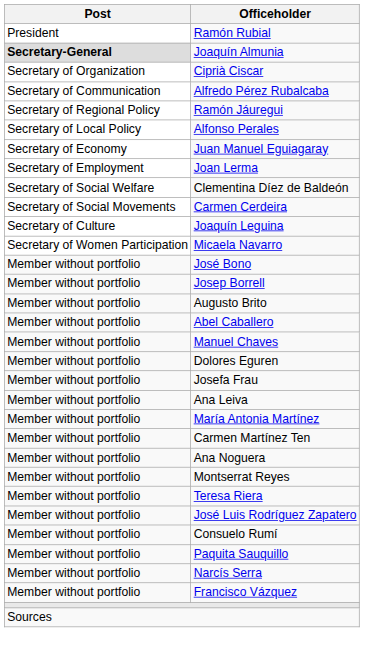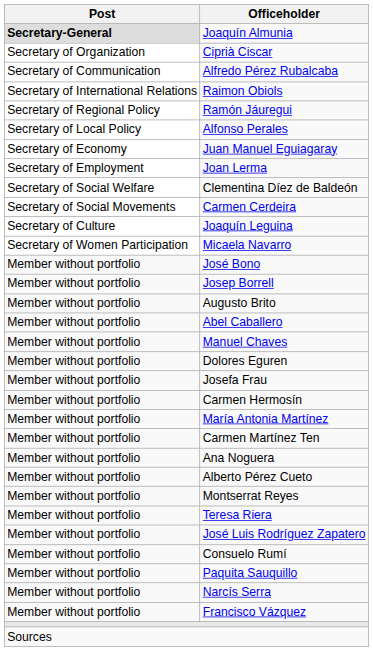- row: (232, 33)
+ row: (243, 91)
+ row: (252, 399)
- row: (221, 399)
+ row: (257, 476)
